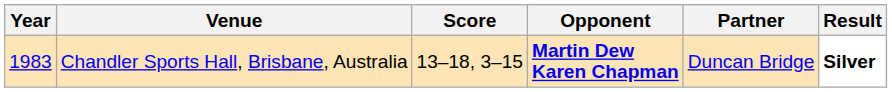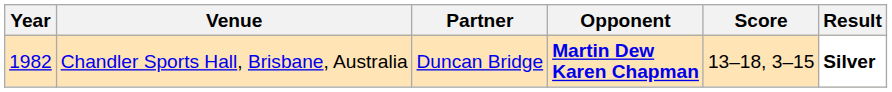columns swapped: (751, 20) <-> (470, 20)
(30, 61) 1983 -> (30, 61) 1982
